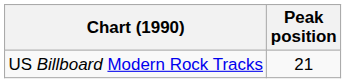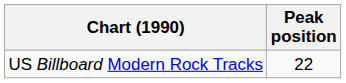(304, 63) 21 -> (304, 63) 22
